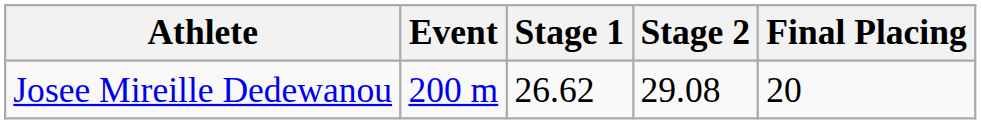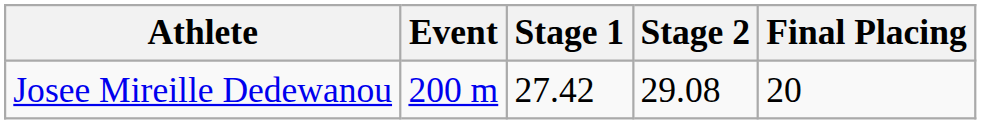(555, 88) 26.62 -> (555, 88) 27.42
